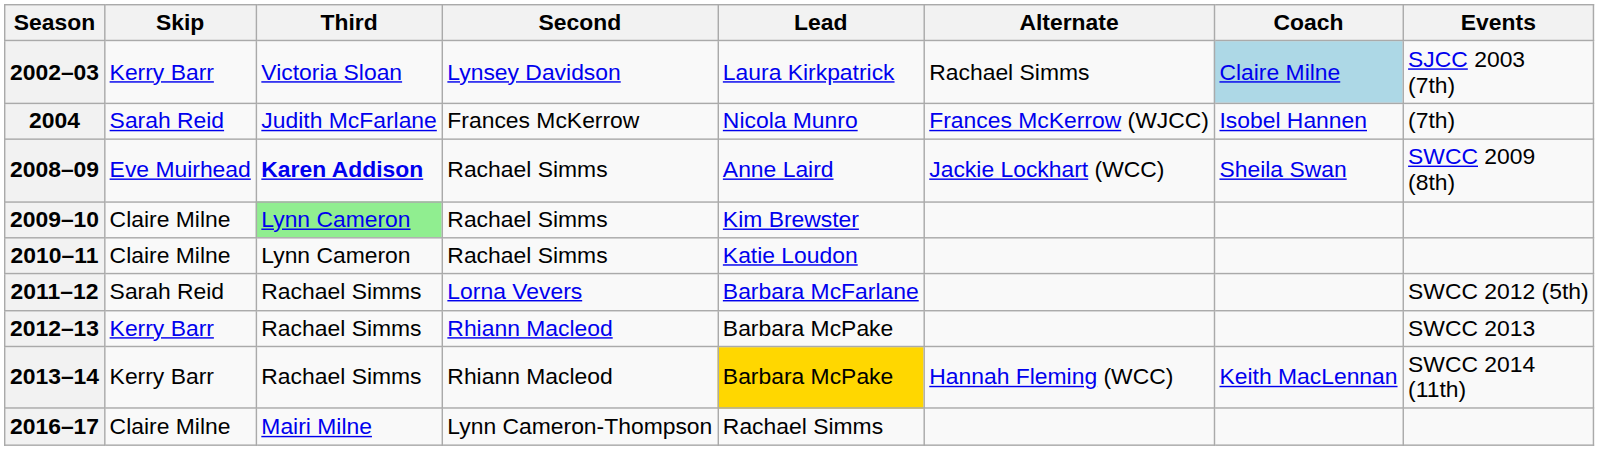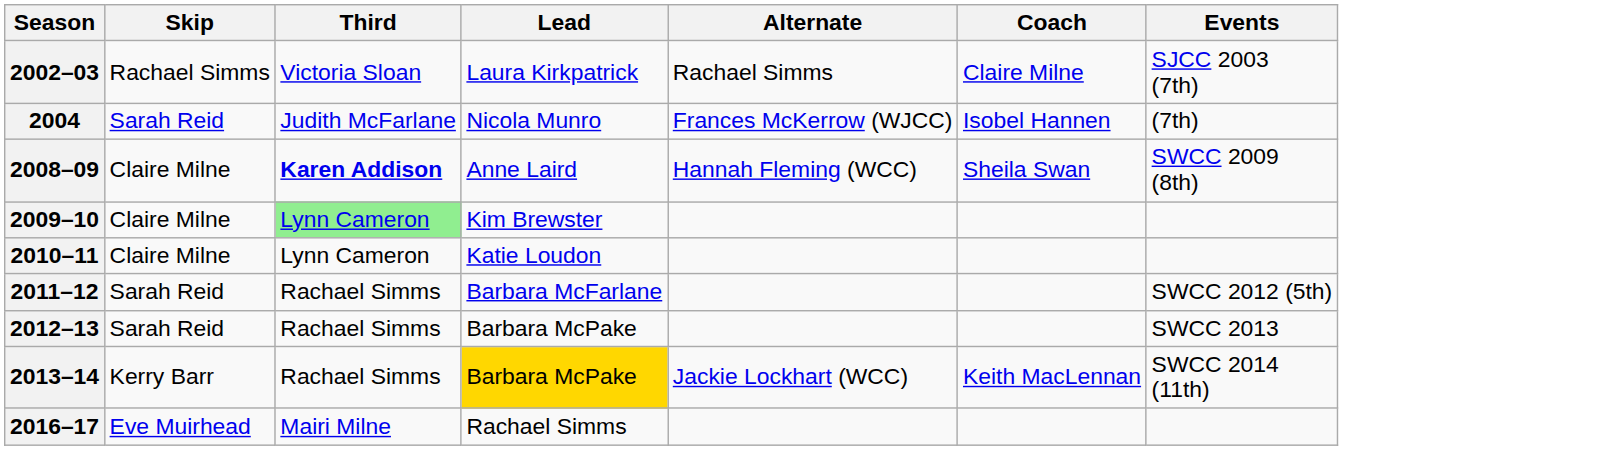- column: (580, 22)
(162, 71) Kerry Barr -> (190, 71) Rachael Simms
(1280, 71) lightblue background -> (1023, 71) no background
(180, 170) Eve Muirhead -> (170, 170) Claire Milne
(1047, 170) Jackie Lockhart (WCC) -> (795, 170) Hannah Fleming (WCC)
(162, 328) Kerry Barr -> (167, 328) Sarah Reid
(1051, 377) Hannah Fleming (WCC) -> (790, 377) Jackie Lockhart (WCC)
(170, 426) Claire Milne -> (180, 426) Eve Muirhead
